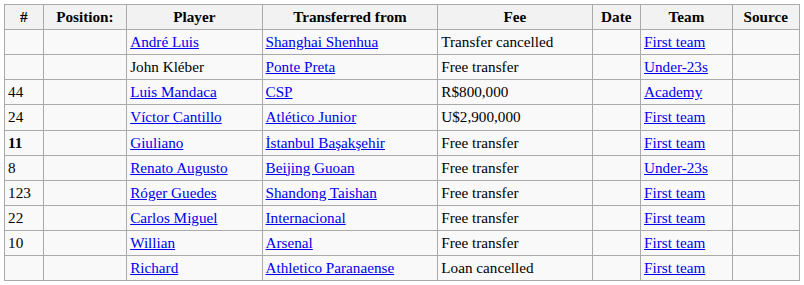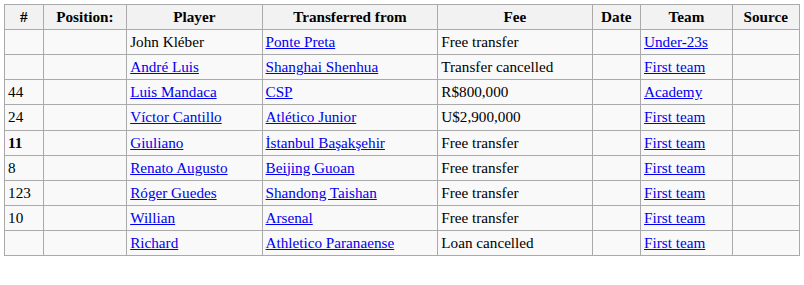rows swapped: (165, 42) <-> (167, 67)
(676, 167) Under-23s -> (675, 167) First team
- row: (174, 217)
